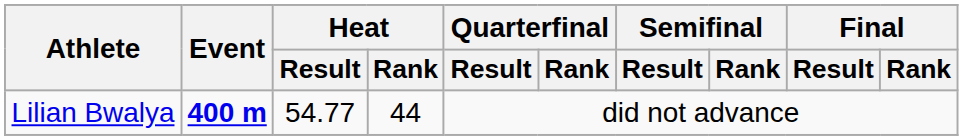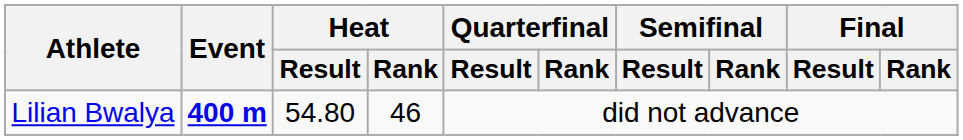(320, 113) 54.77 -> (320, 113) 54.80
(406, 113) 44 -> (406, 113) 46
